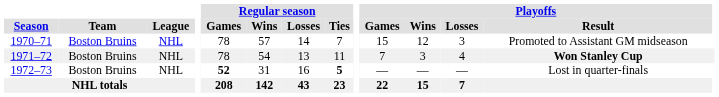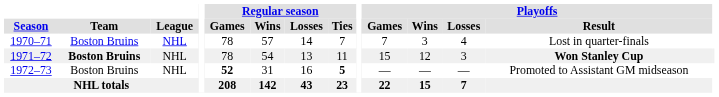(382, 41) 15 -> (385, 41) 7
(423, 41) 12 -> (425, 41) 3
(462, 41) 3 -> (464, 41) 4
(598, 41) Promoted to Assistant GM midseason -> (599, 41) Lost in quarter-finals
(102, 55) normal -> (104, 55) bold
(382, 55) 7 -> (385, 55) 15
(423, 55) 3 -> (425, 55) 12
(462, 55) 4 -> (464, 55) 3
(598, 70) Lost in quarter-finals -> (599, 70) Promoted to Assistant GM midseason
